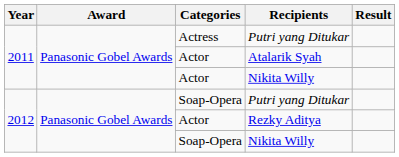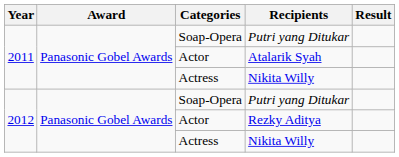(198, 36) Actress -> (210, 36) Soap-Opera
(194, 78) Actor -> (198, 78) Actress
(210, 141) Soap-Opera -> (198, 141) Actress
